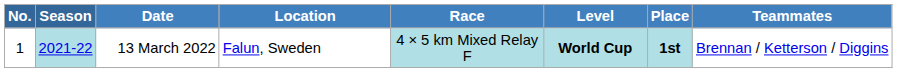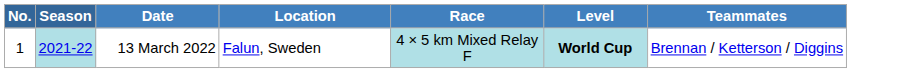- column: (670, 16)
